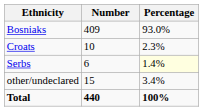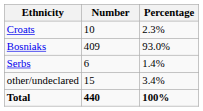rows swapped: (26, 30) <-> (21, 47)
(153, 64) lightyellow background -> (153, 64) no background
